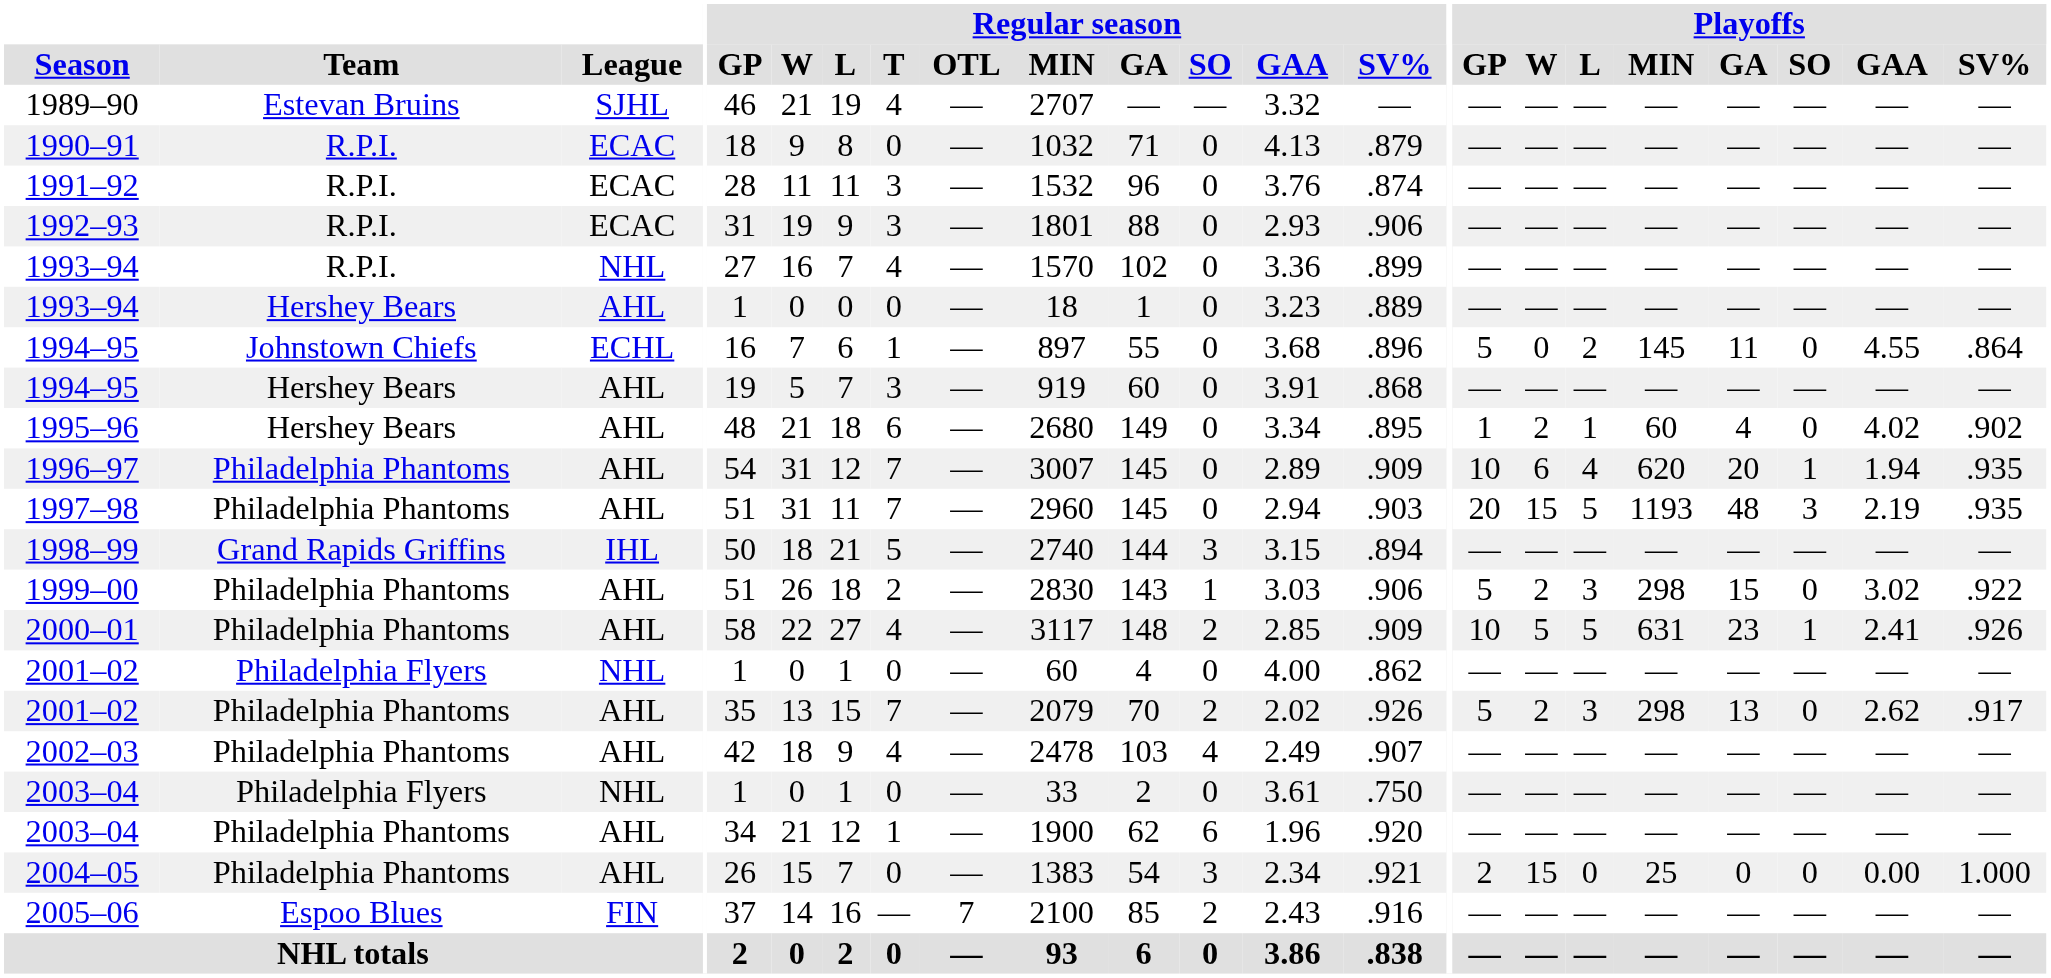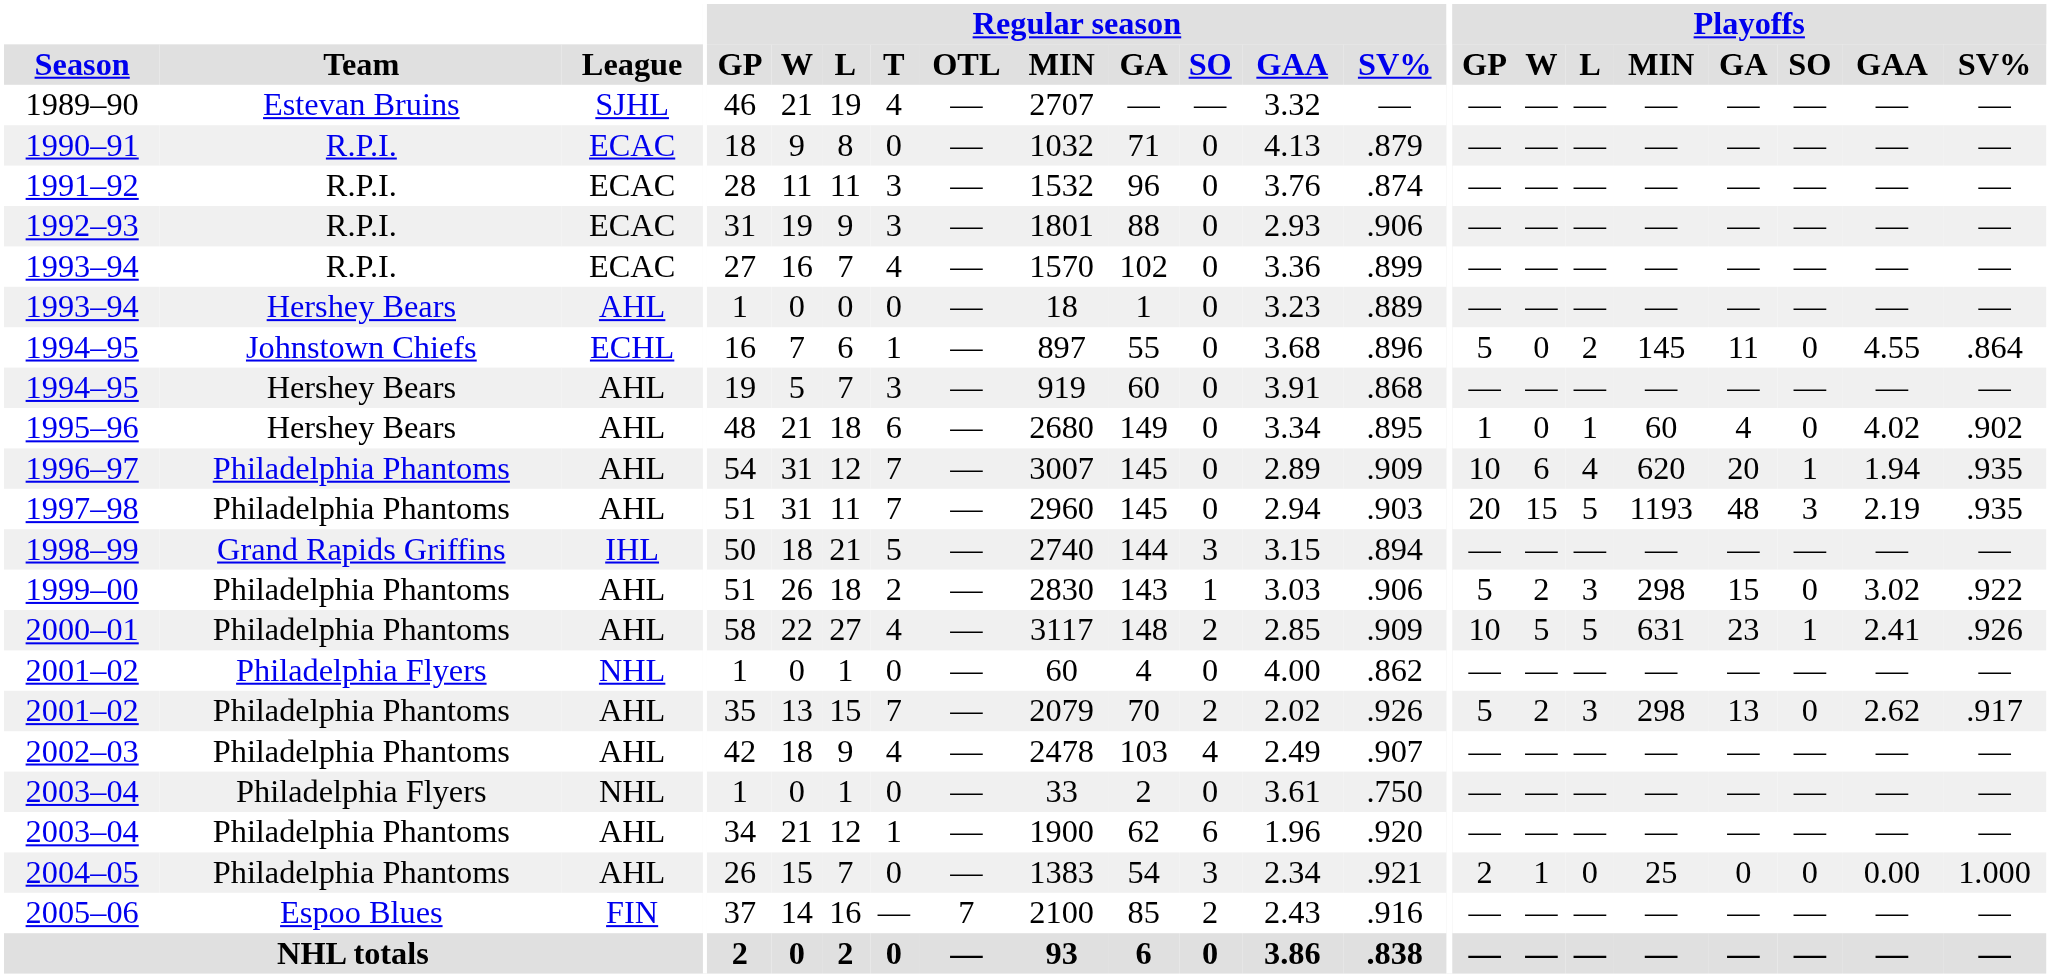(632, 266) NHL -> (632, 266) ECAC
(1541, 427) 2 -> (1541, 427) 0
(1541, 872) 15 -> (1541, 872) 1
